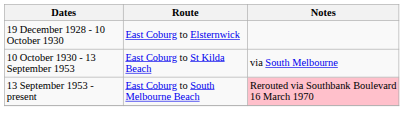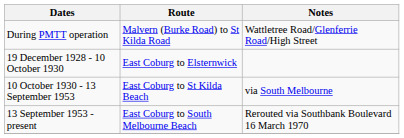+ row: (57, 35)
(323, 91) pink background -> (318, 119) no background
